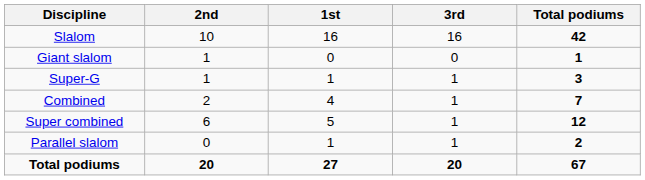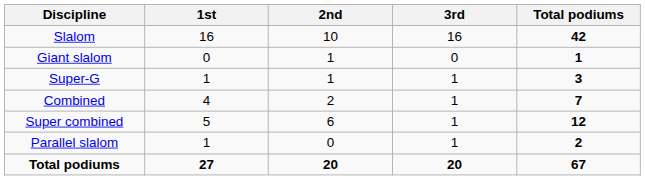columns swapped: (330, 15) <-> (206, 15)
